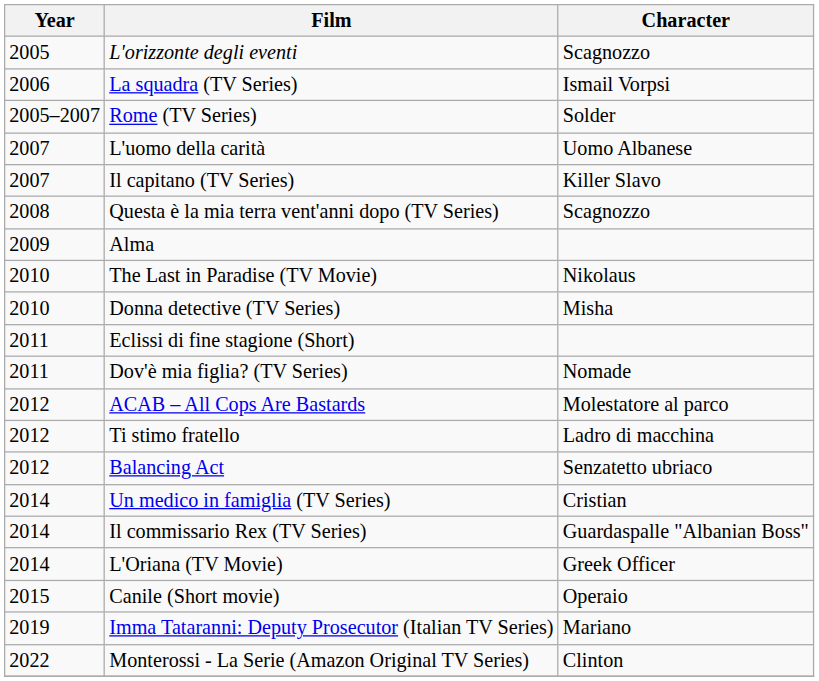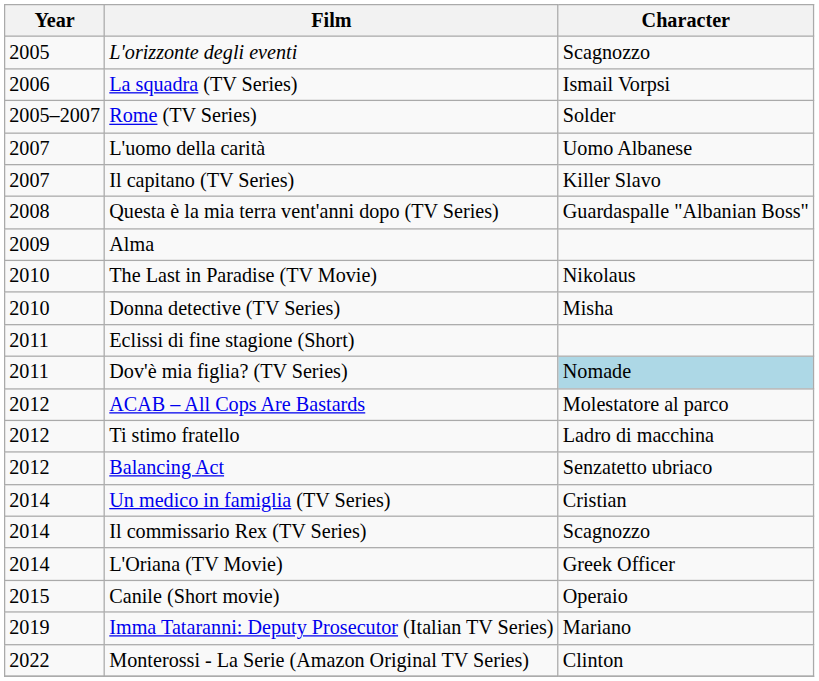(606, 212) Scagnozzo -> (686, 212) Guardaspalle "Albanian Boss"
(597, 372) no background -> (597, 372) lightblue background
(686, 532) Guardaspalle "Albanian Boss" -> (606, 532) Scagnozzo
